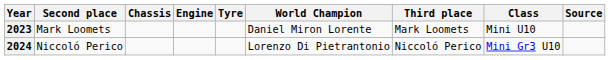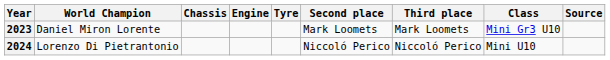columns swapped: (319, 13) <-> (80, 13)
(511, 30) Mini U10 -> (523, 30) Mini Gr3 U10
(523, 46) Mini Gr3 U10 -> (511, 46) Mini U10
